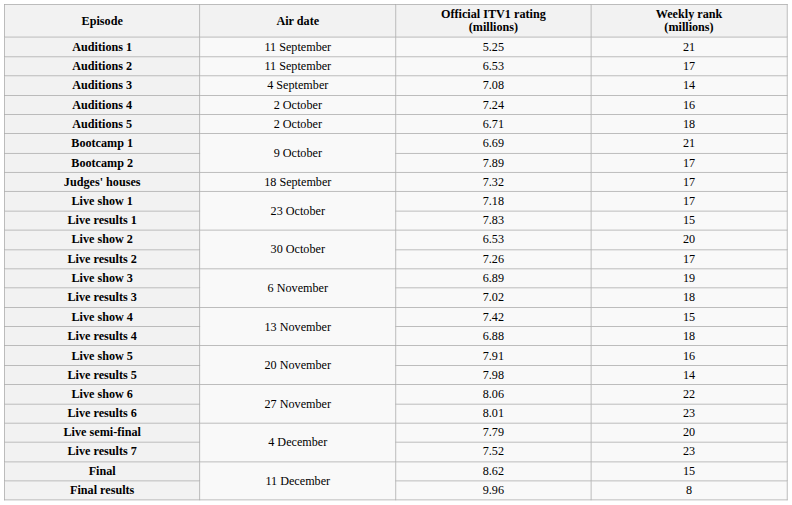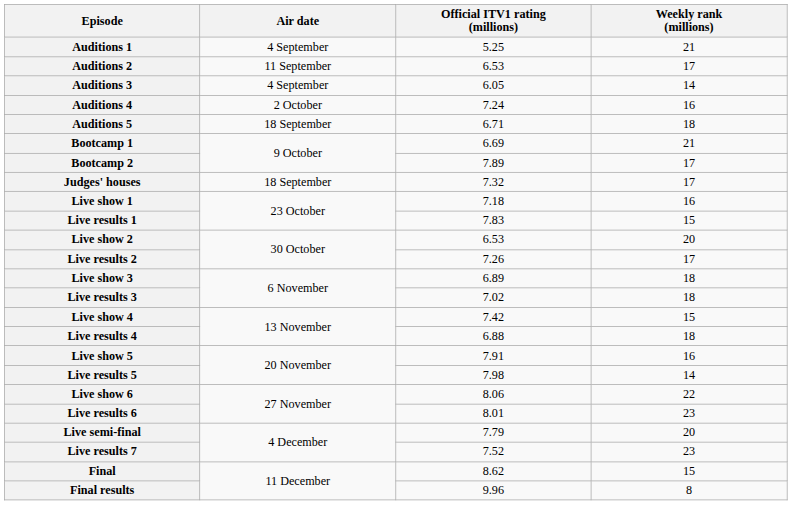(298, 47) 11 September -> (298, 47) 4 September
(493, 85) 7.08 -> (493, 85) 6.05
(298, 124) 2 October -> (298, 124) 18 September
(689, 201) 17 -> (689, 201) 16
(689, 278) 19 -> (689, 278) 18
